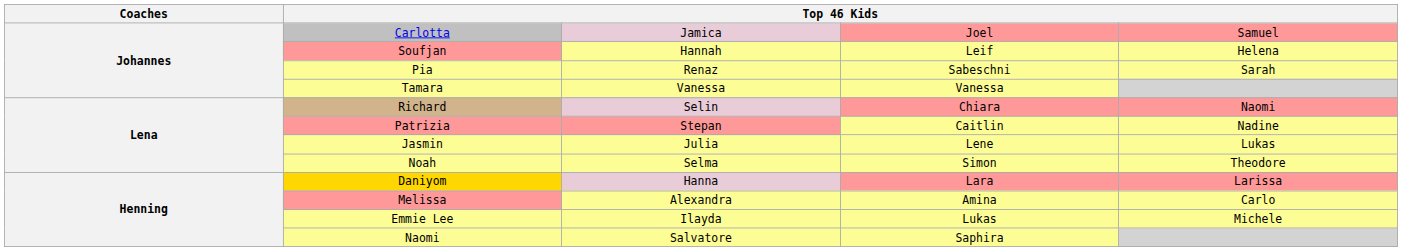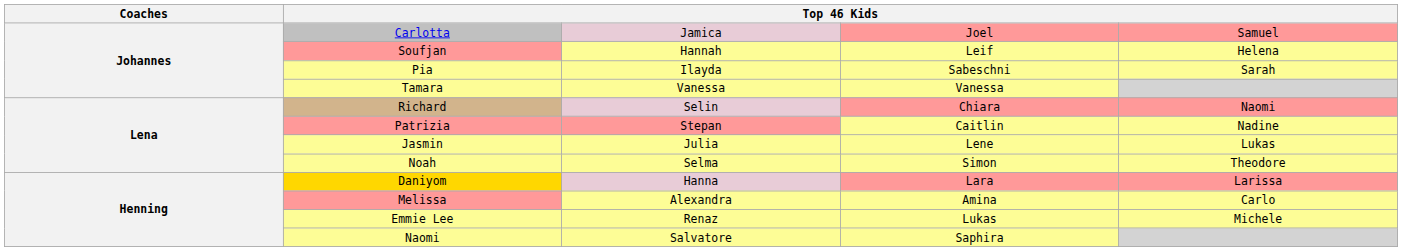(701, 70) Renaz -> (701, 70) Ilayda
(701, 219) Ilayda -> (701, 219) Renaz
